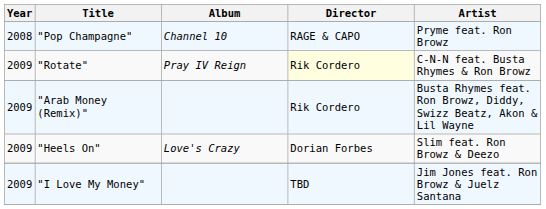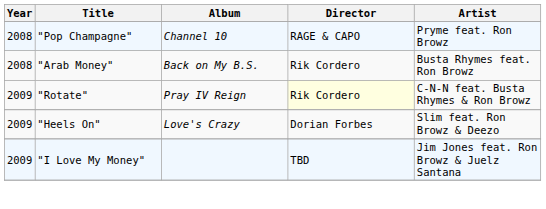+ row: (75, 66)
- row: (72, 107)
